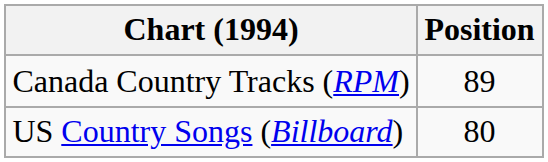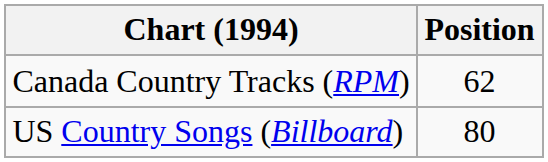(480, 80) 89 -> (480, 80) 62
